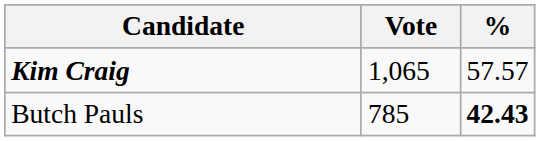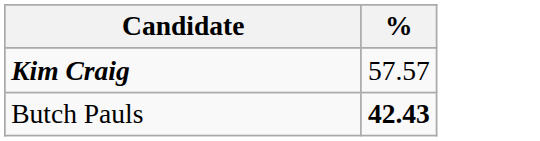- column: (411, 26)
